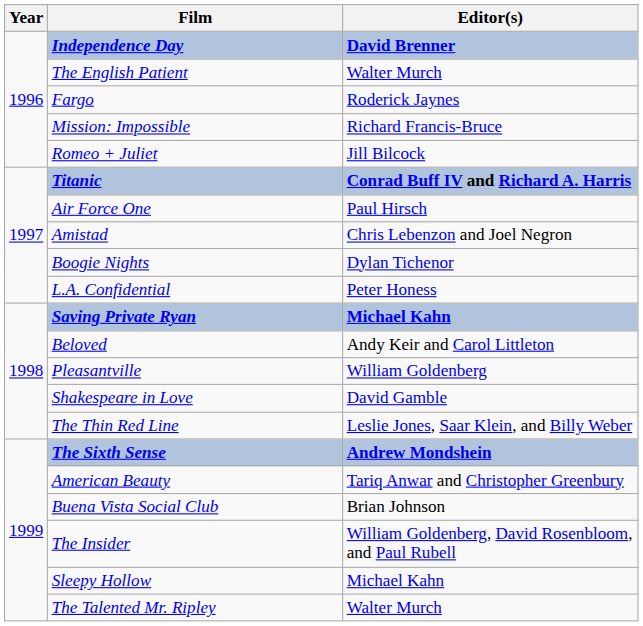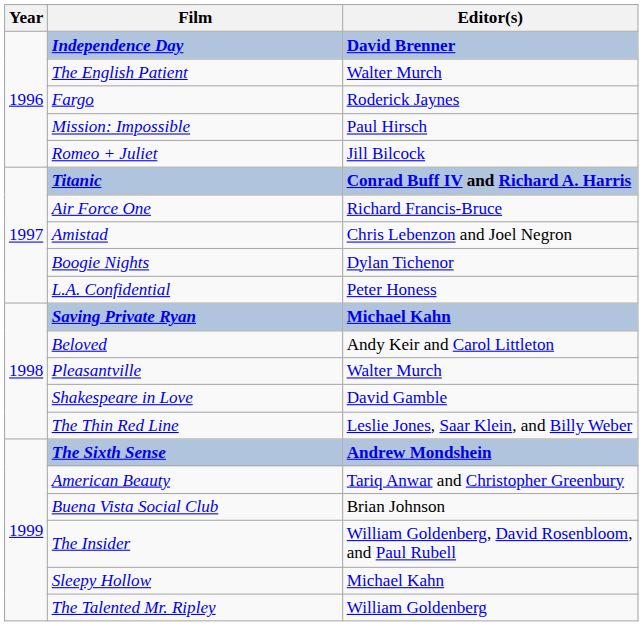(424, 126) Richard Francis-Bruce -> (387, 126) Paul Hirsch
(387, 208) Paul Hirsch -> (424, 208) Richard Francis-Bruce
(417, 371) William Goldenberg -> (394, 371) Walter Murch
(394, 607) Walter Murch -> (417, 607) William Goldenberg
